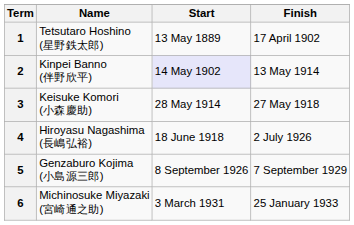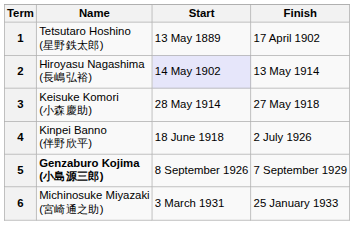(73, 71) Kinpei Banno (伴野欣平) -> (92, 71) Hiroyasu Nagashima (長嶋弘裕)
(92, 137) Hiroyasu Nagashima (長嶋弘裕) -> (73, 137) Kinpei Banno (伴野欣平)
(86, 169) normal -> (89, 169) bold
